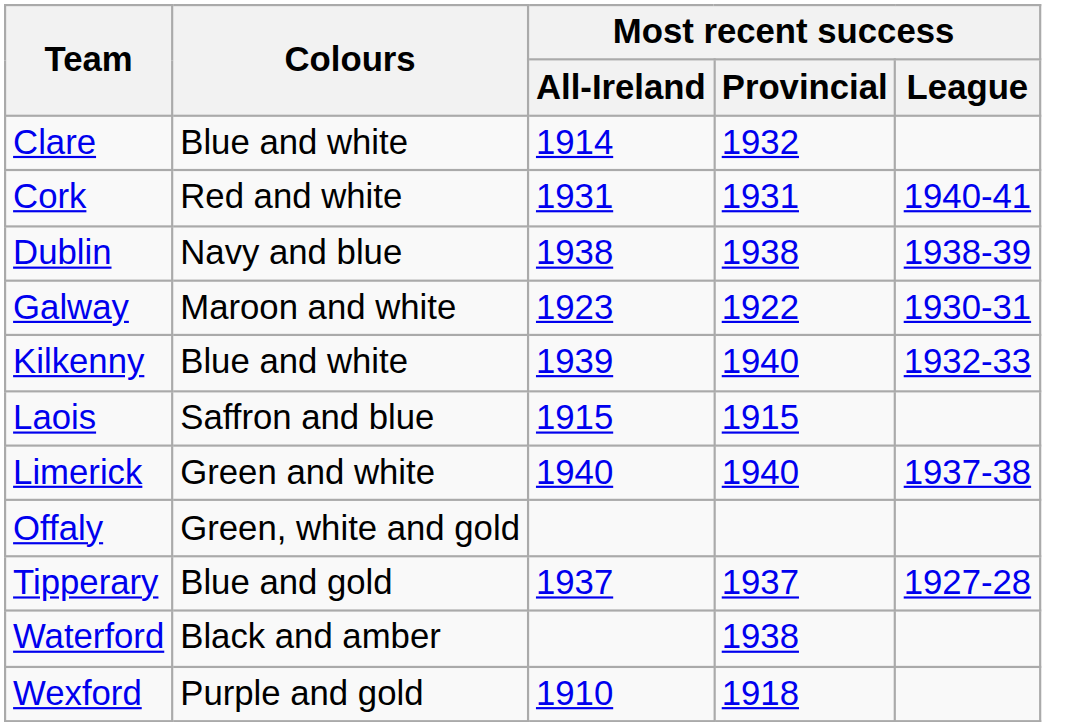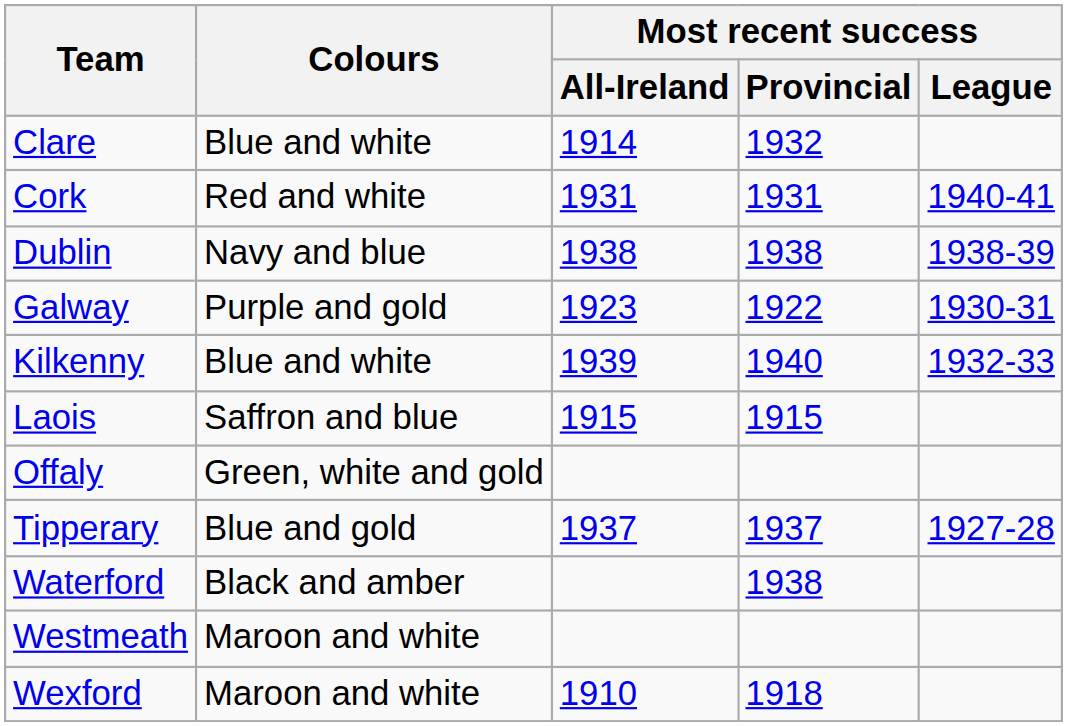(318, 307) Maroon and white -> (326, 307) Purple and gold
- row: (78, 472)
+ row: (101, 637)
(302, 692) Purple and gold -> (342, 692) Maroon and white
